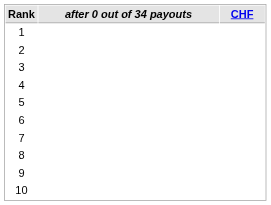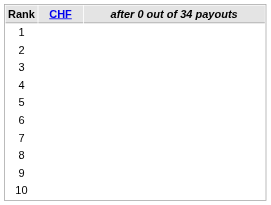columns swapped: (128, 14) <-> (242, 14)
